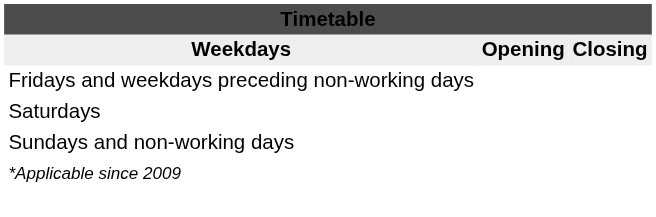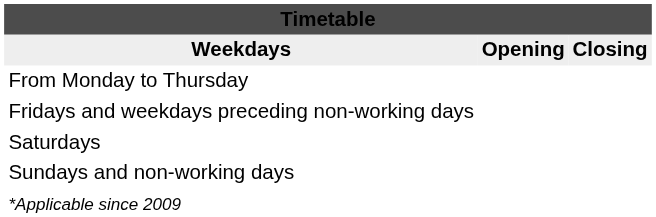+ row: (128, 80)
